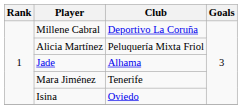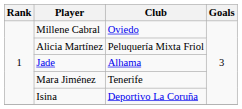(153, 29) Deportivo La Coruña -> (123, 29) Oviedo
(123, 96) Oviedo -> (153, 96) Deportivo La Coruña
